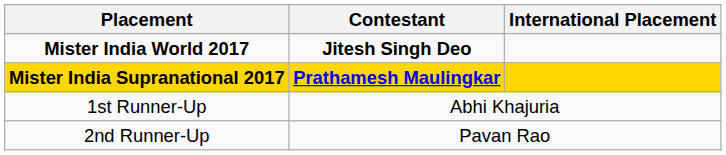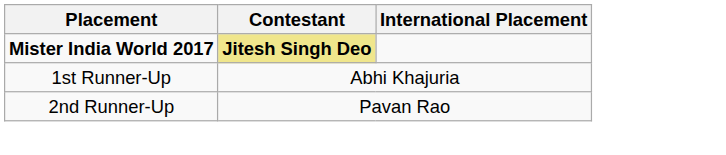(397, 48) no background -> (297, 48) khaki background
- row: (147, 78)
